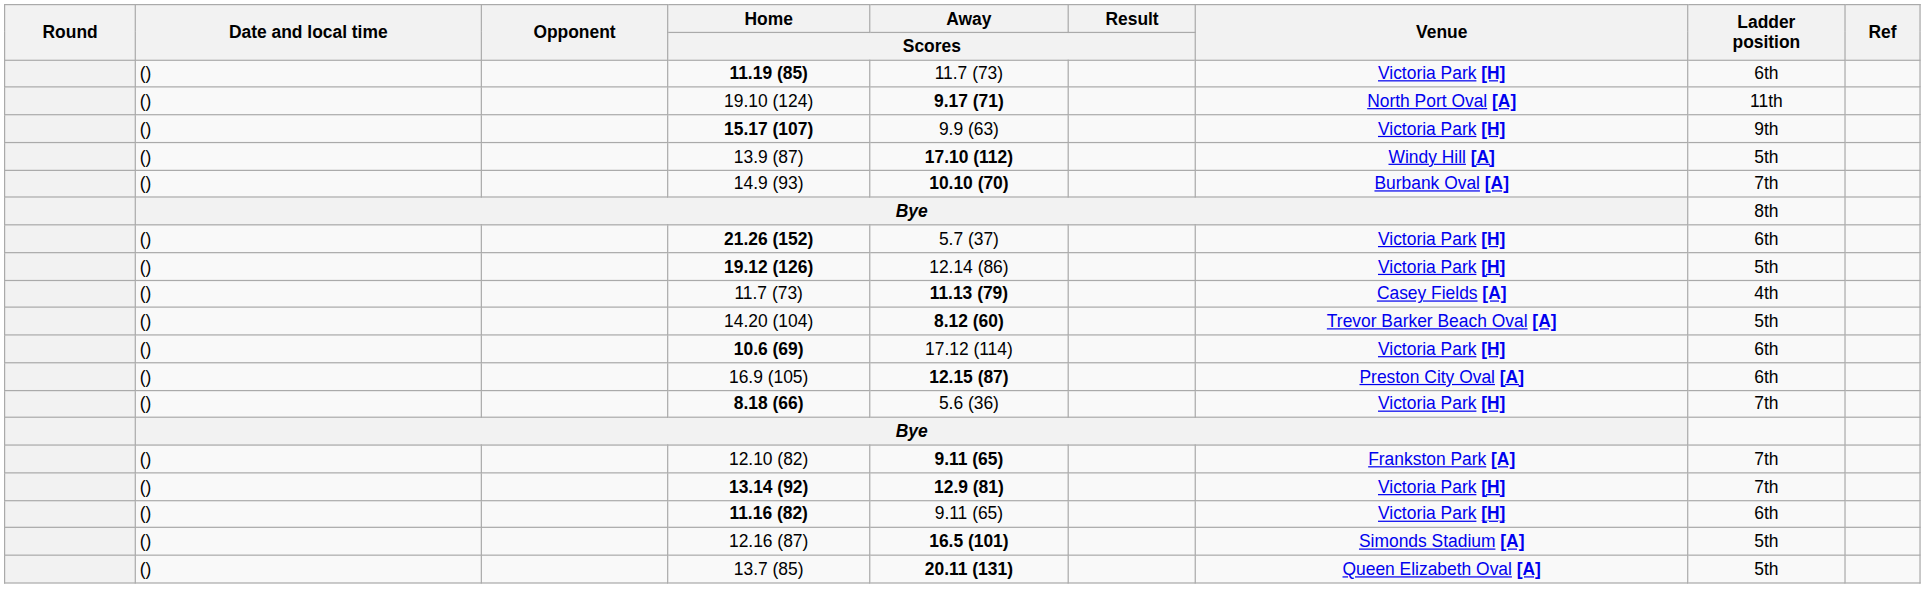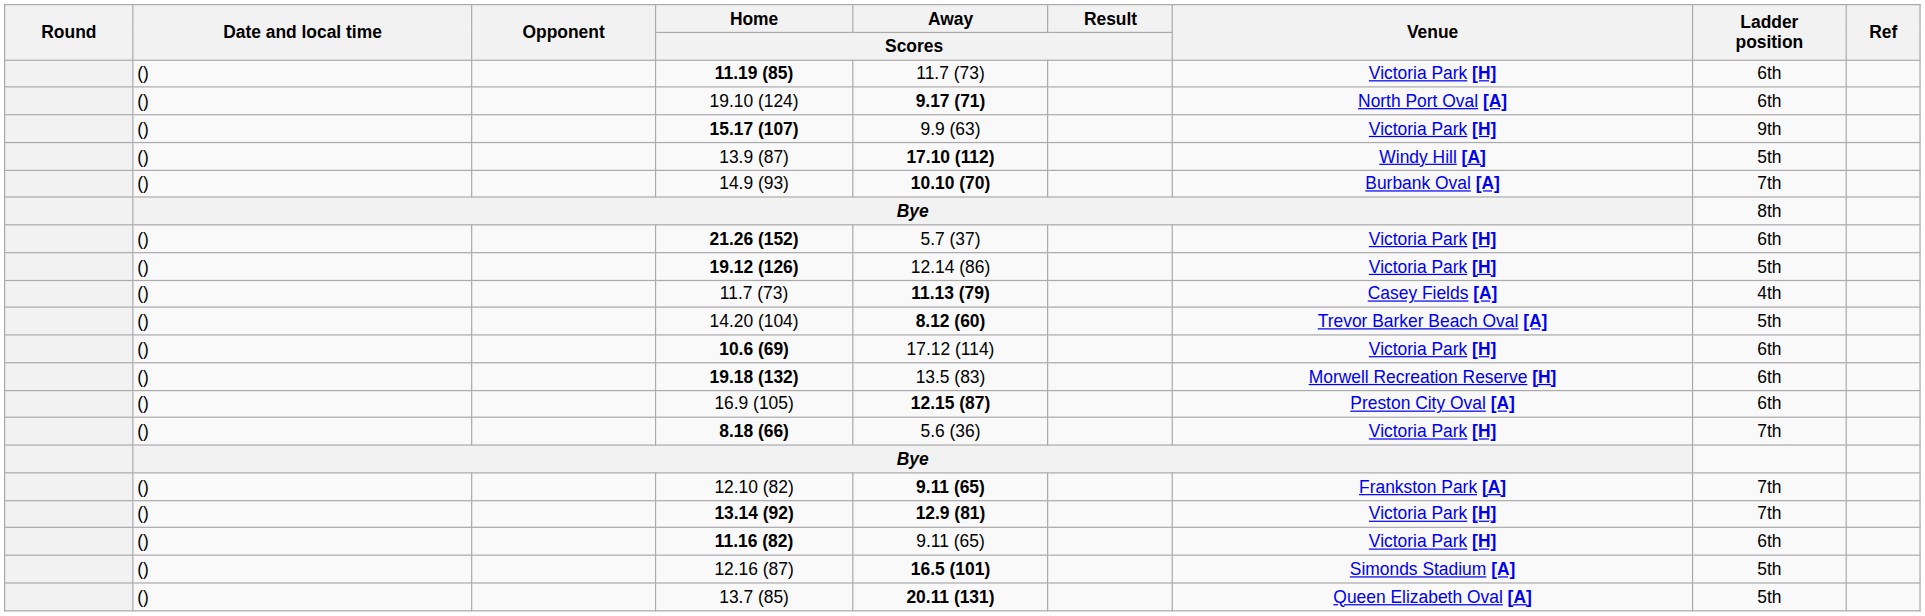(1766, 101) 11th -> (1769, 101) 6th
+ row: (143, 377)
